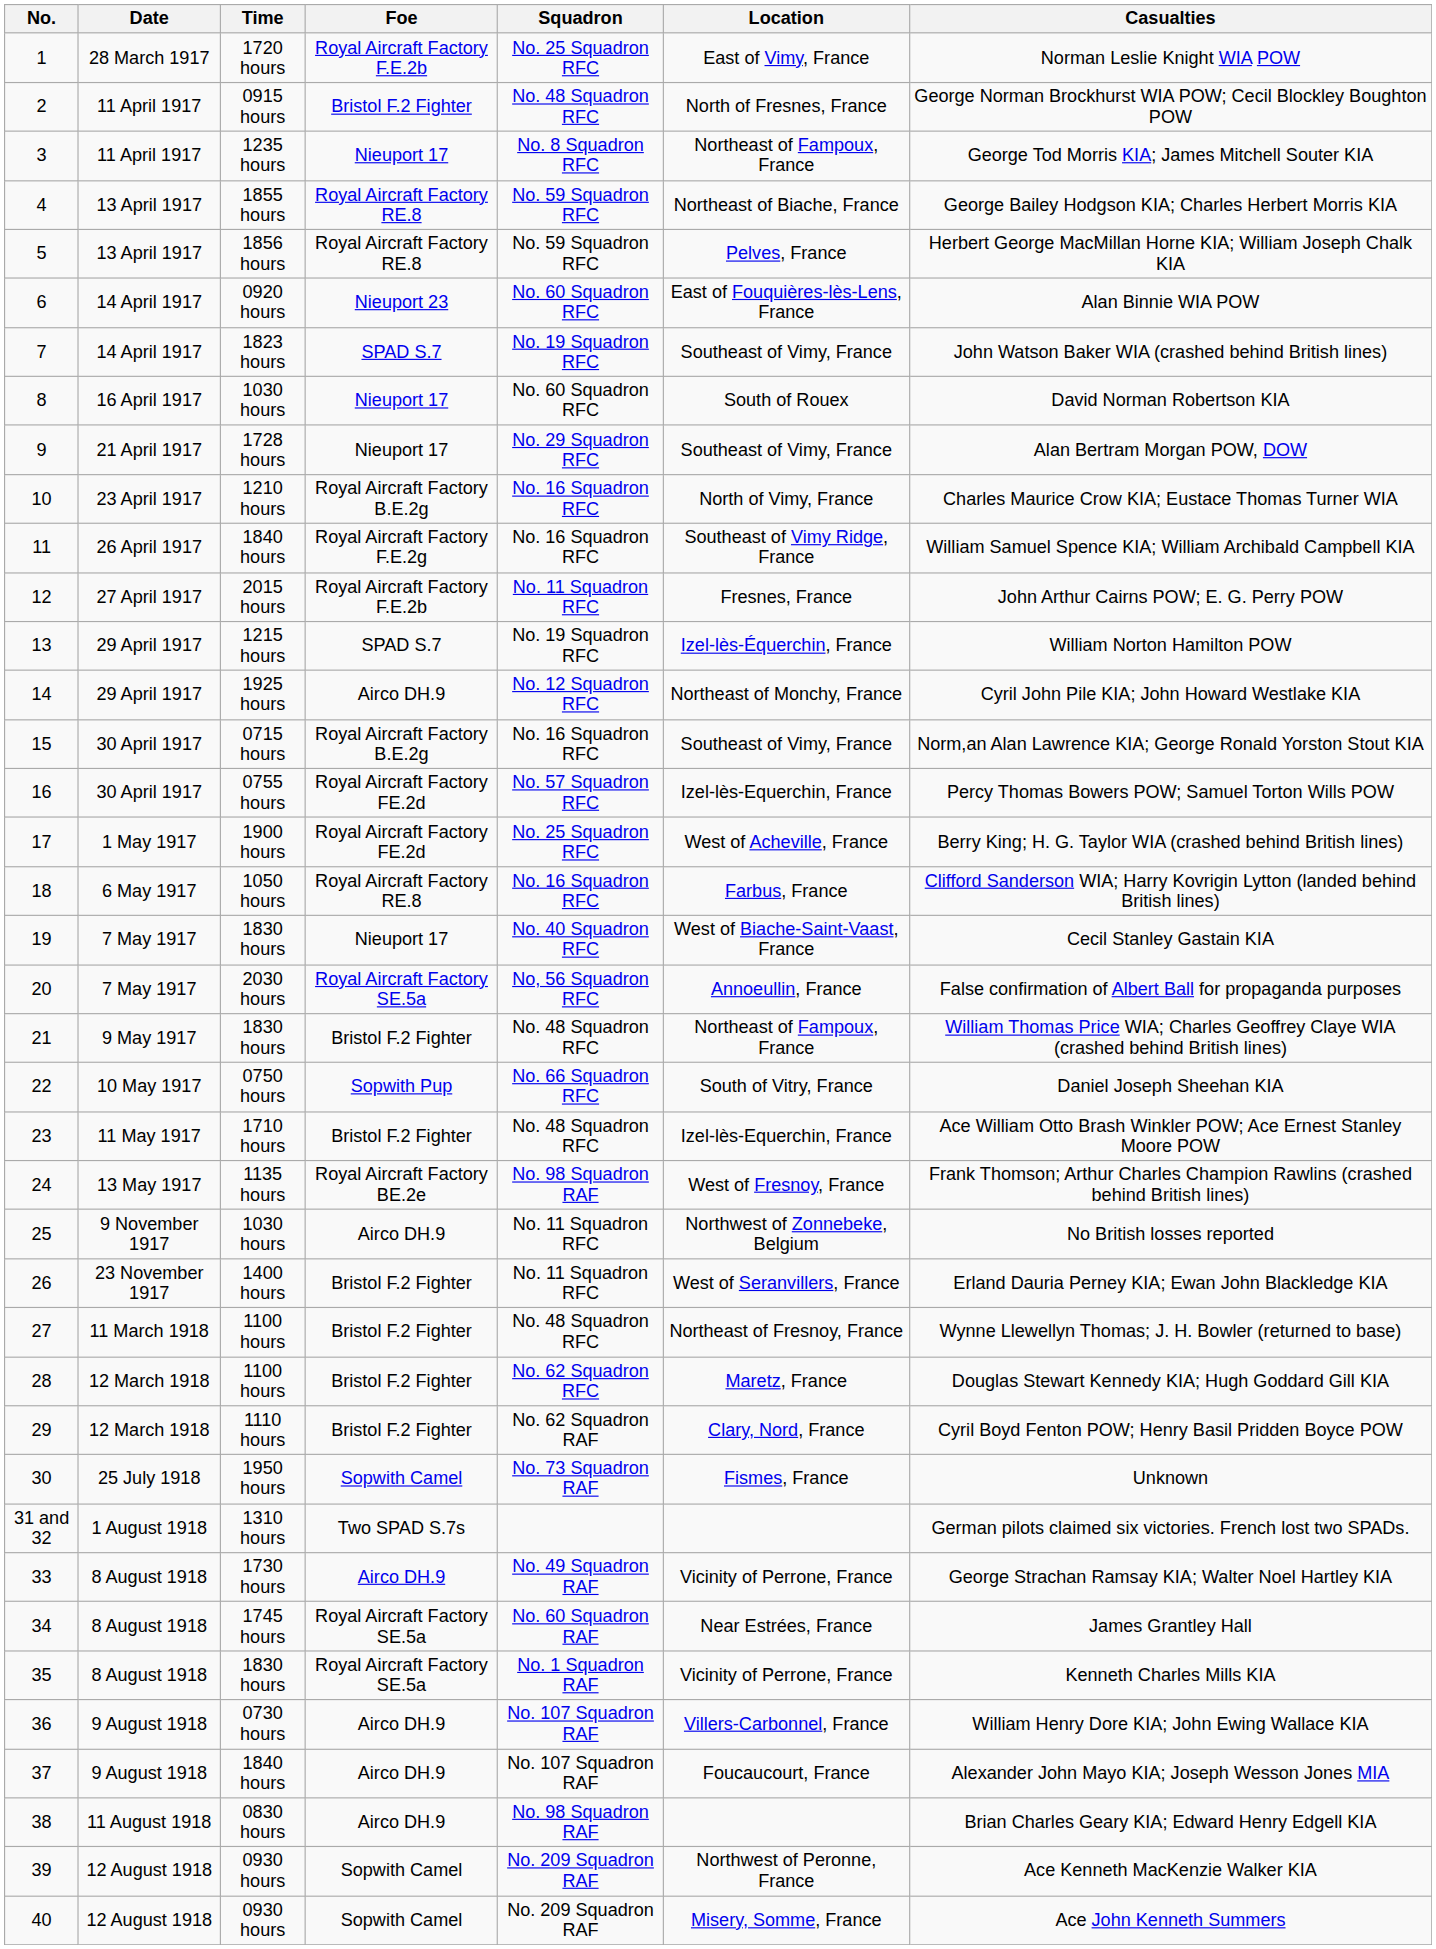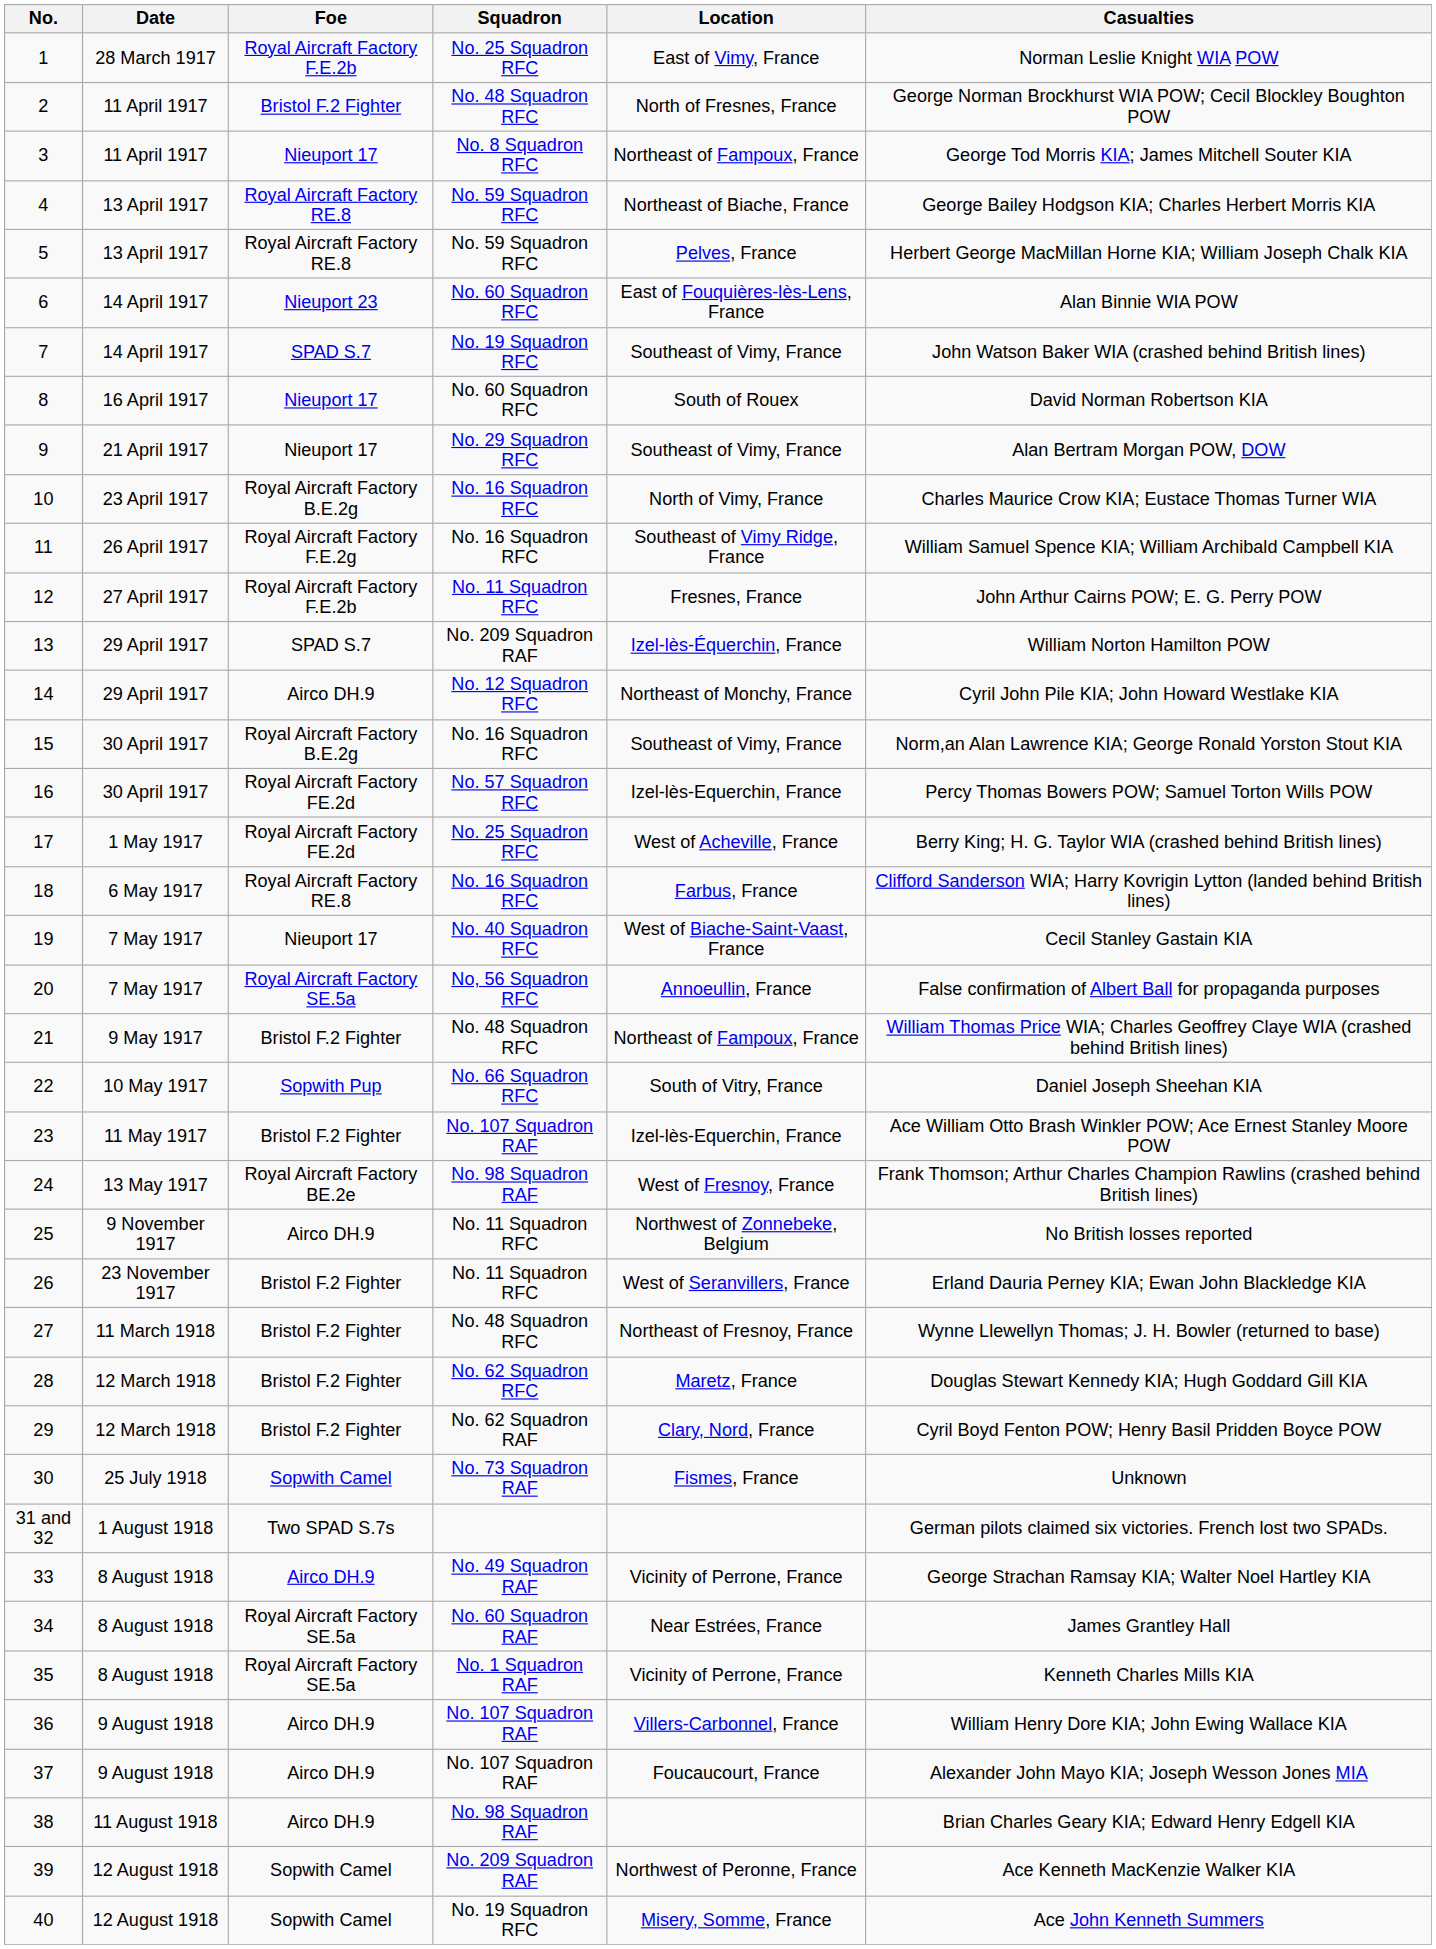- column: (263, 18)
(581, 645) No. 19 Squadron RFC -> (520, 645) No. 209 Squadron RAF
(581, 1135) No. 48 Squadron RFC -> (520, 1135) No. 107 Squadron RAF
(581, 1920) No. 209 Squadron RAF -> (520, 1920) No. 19 Squadron RFC
